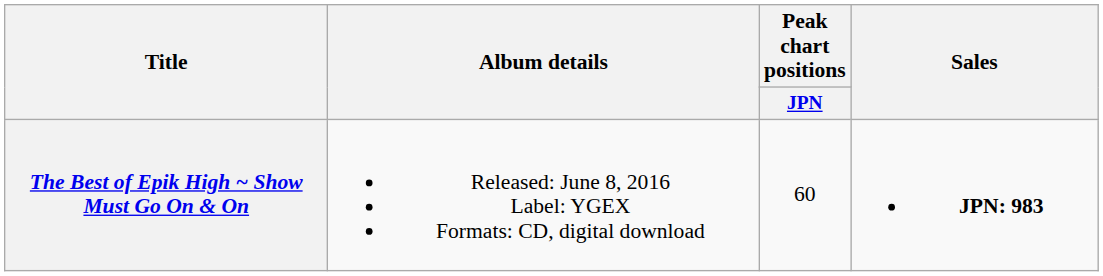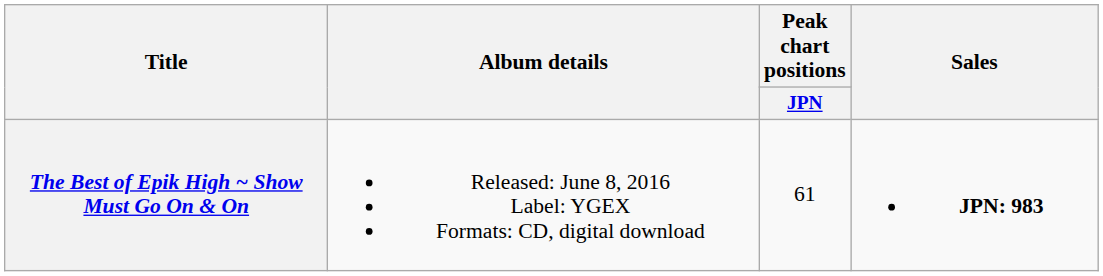(805, 194) 60 -> (805, 194) 61
